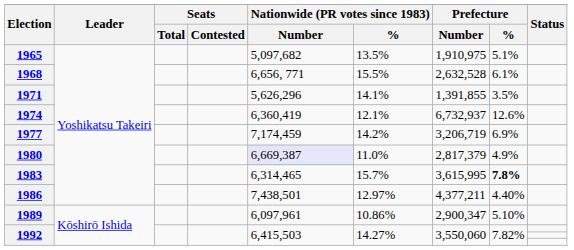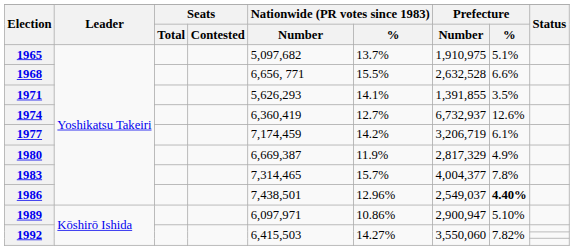(373, 54) 13.5% -> (373, 54) 13.7%
(505, 74) 6.1% -> (505, 74) 6.6%
(276, 94) 5,626,296 -> (276, 94) 5,626,293
(373, 114) 12.1% -> (373, 114) 12.7%
(505, 134) 6.9% -> (505, 134) 6.1%
(276, 154) lavender background -> (276, 154) no background
(372, 154) 11.0% -> (372, 154) 11.9%
(461, 154) 2,817,379 -> (461, 154) 2,817,329
(276, 174) 6,314,465 -> (276, 174) 7,314,465
(461, 174) 3,615,995 -> (461, 174) 4,004,377
(506, 174) bold -> (505, 174) normal
(376, 194) 12.97% -> (376, 194) 12.96%
(461, 194) 4,377,211 -> (461, 194) 2,549,037
(508, 194) normal -> (509, 194) bold
(276, 214) 6,097,961 -> (276, 214) 6,097,971
(461, 214) 2,900,347 -> (461, 214) 2,900,947
